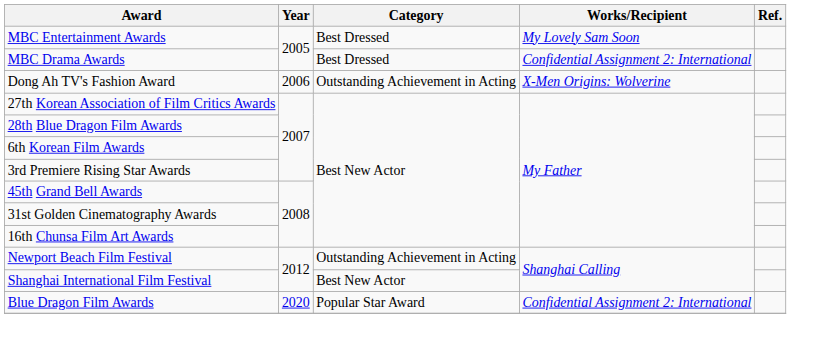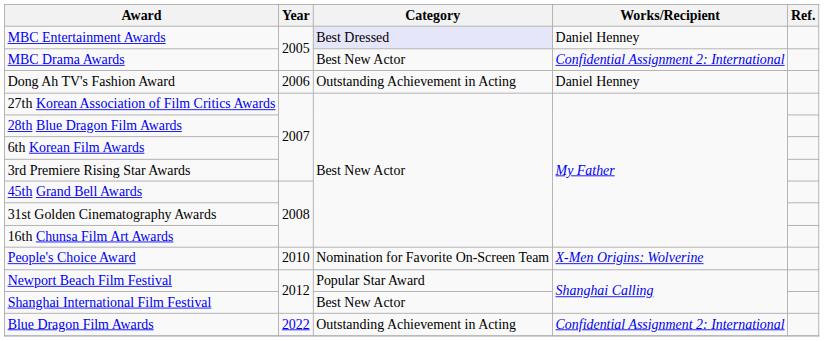(353, 37) no background -> (353, 37) lavender background
(581, 37) My Lovely Sam Soon -> (598, 37) Daniel Henney
(353, 59) Best Dressed -> (361, 59) Best New Actor
(596, 81) X-Men Origins: Wolverine -> (598, 81) Daniel Henney
+ row: (72, 258)
(416, 258) Outstanding Achievement in Acting -> (370, 280) Popular Star Award
(296, 302) 2020 -> (296, 324) 2022
(370, 302) Popular Star Award -> (416, 324) Outstanding Achievement in Acting
